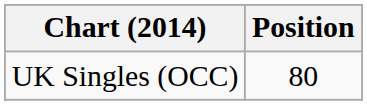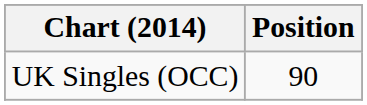(303, 75) 80 -> (303, 75) 90
